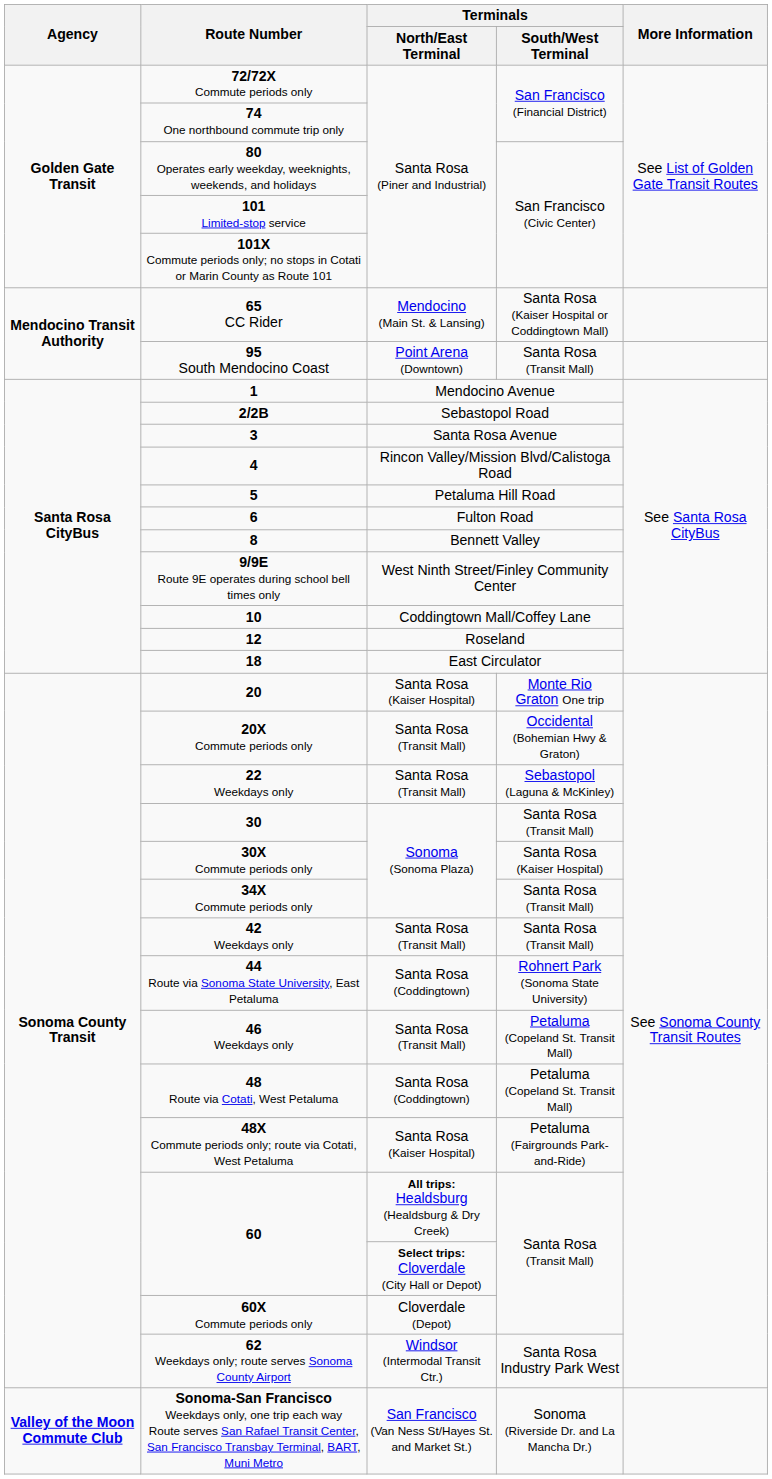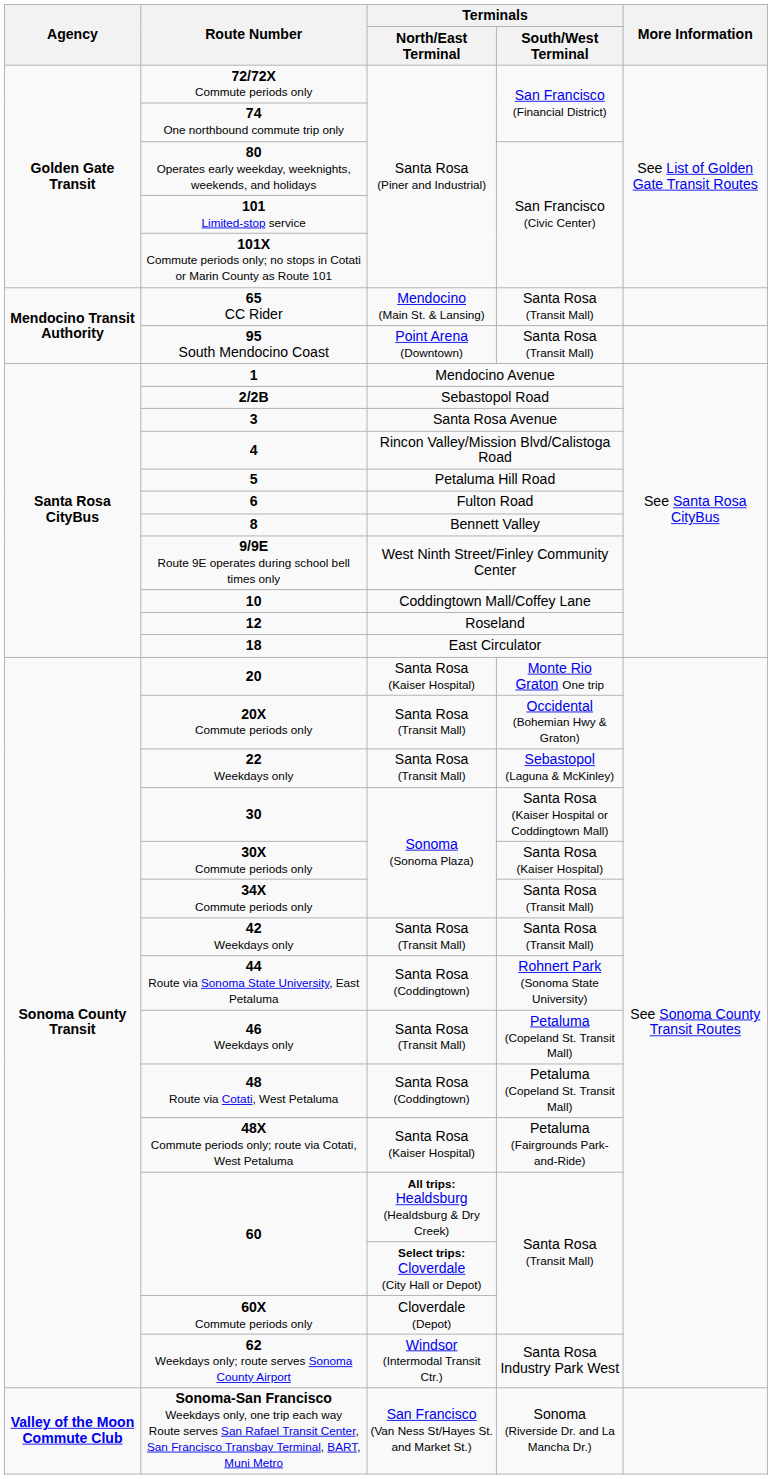(560, 314) Santa Rosa (Kaiser Hospital or Coddingtown Mall) -> (560, 306) Santa Rosa (Transit Mall)
(560, 822) Santa Rosa (Transit Mall) -> (560, 814) Santa Rosa (Kaiser Hospital or Coddingtown Mall)
